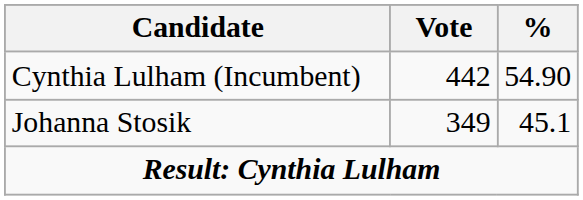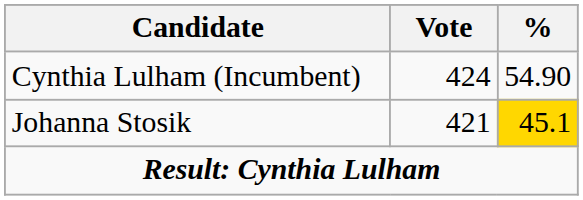(468, 75) 442 -> (468, 75) 424
(468, 122) 349 -> (468, 122) 421
(545, 122) no background -> (545, 122) gold background
